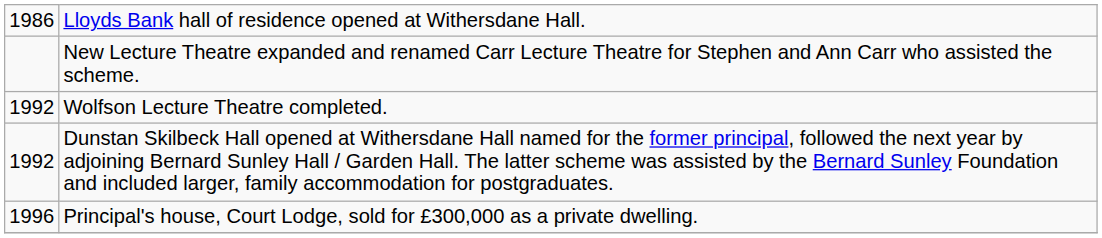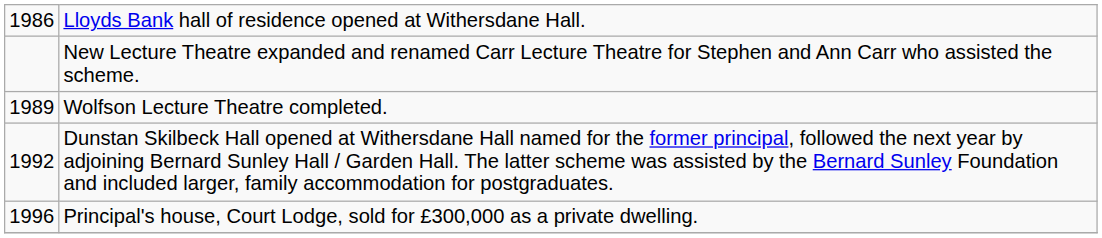(32, 107) 1992 -> (32, 107) 1989
